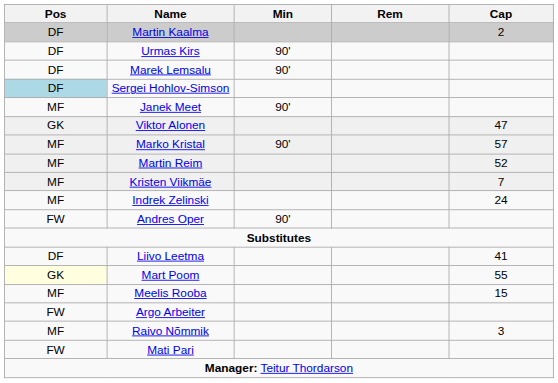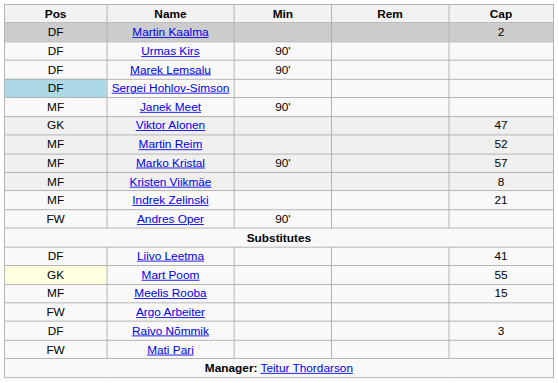rows swapped: (170, 163) <-> (170, 144)
(501, 181) 7 -> (501, 181) 8
(501, 200) 24 -> (501, 200) 21
(56, 330) MF -> (56, 330) DF
